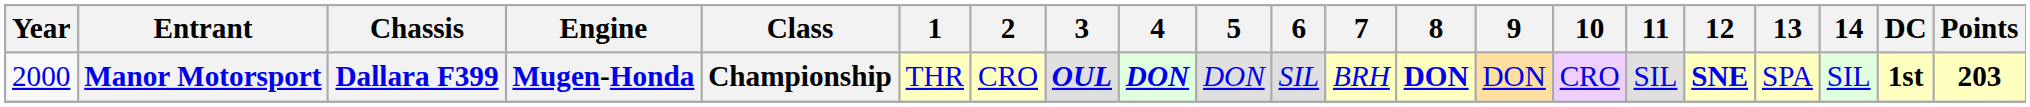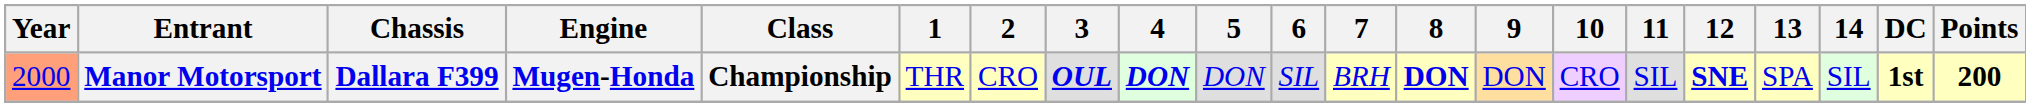(41, 76) no background -> (41, 76) lightsalmon background
(1979, 76) 203 -> (1979, 76) 200
